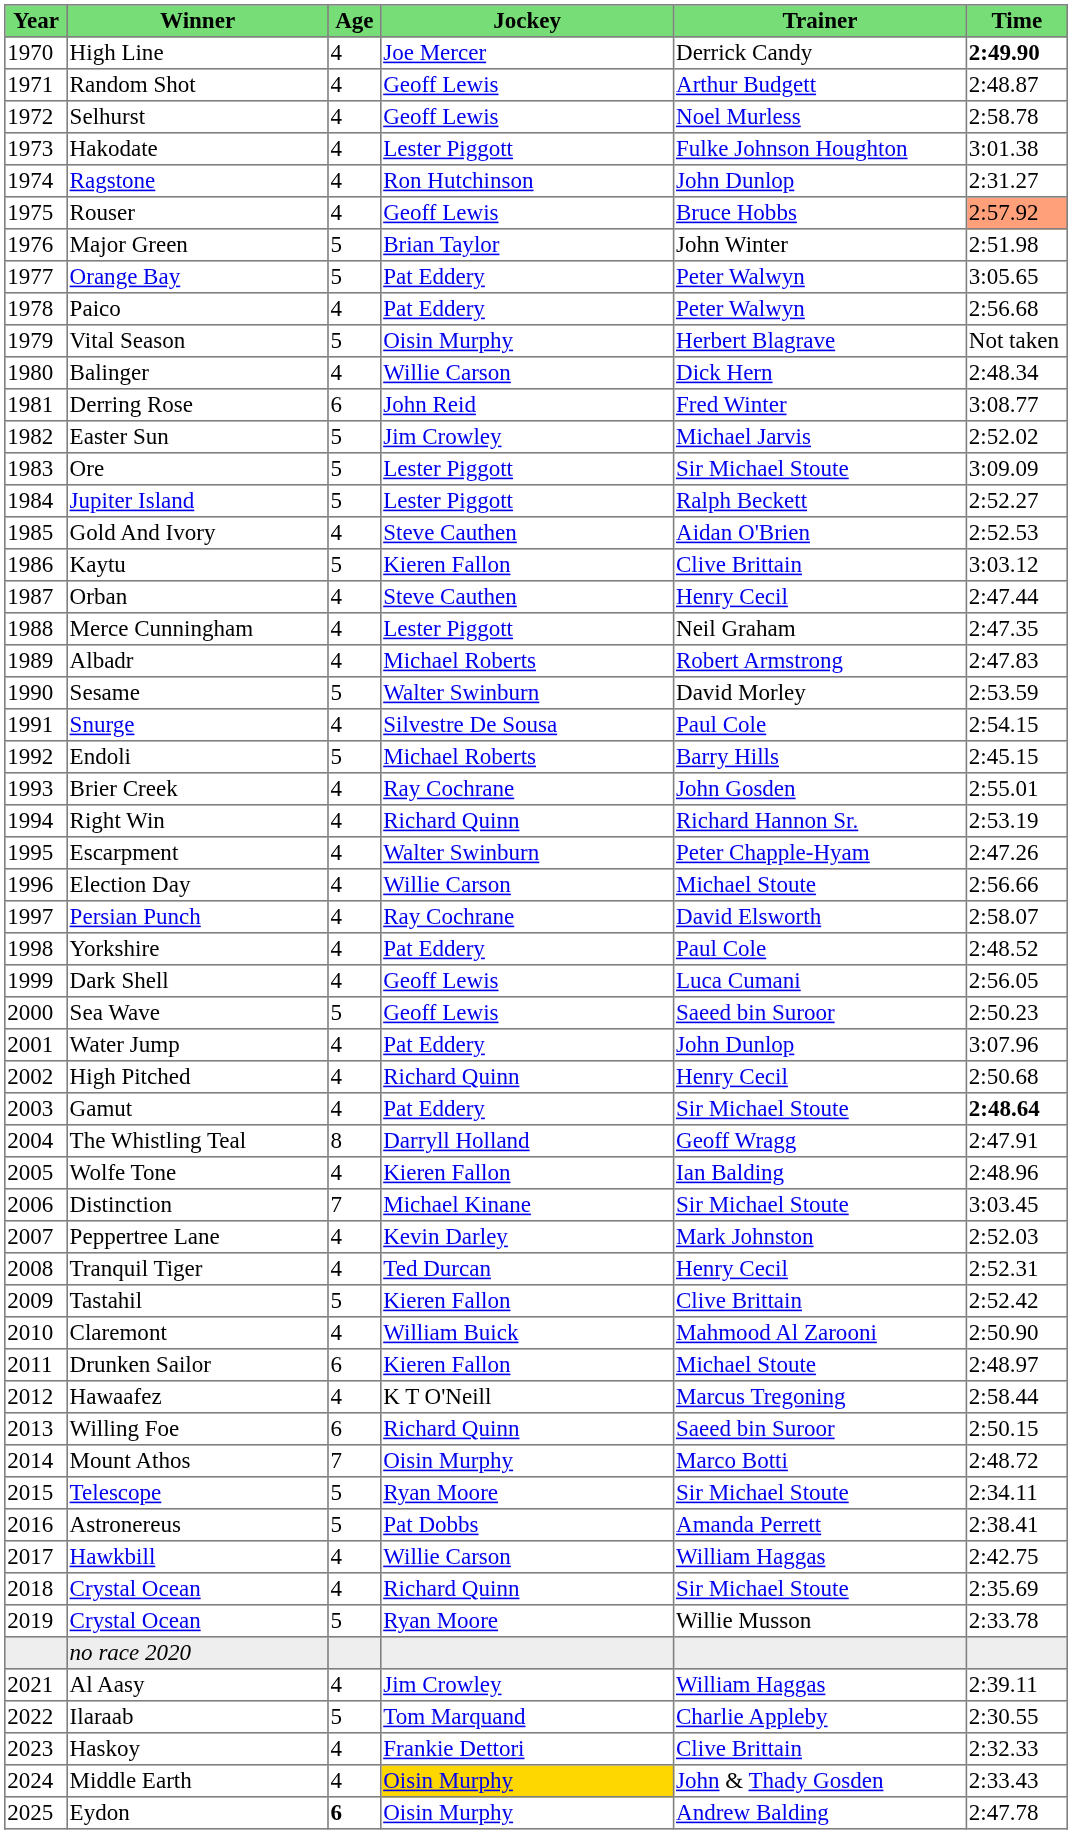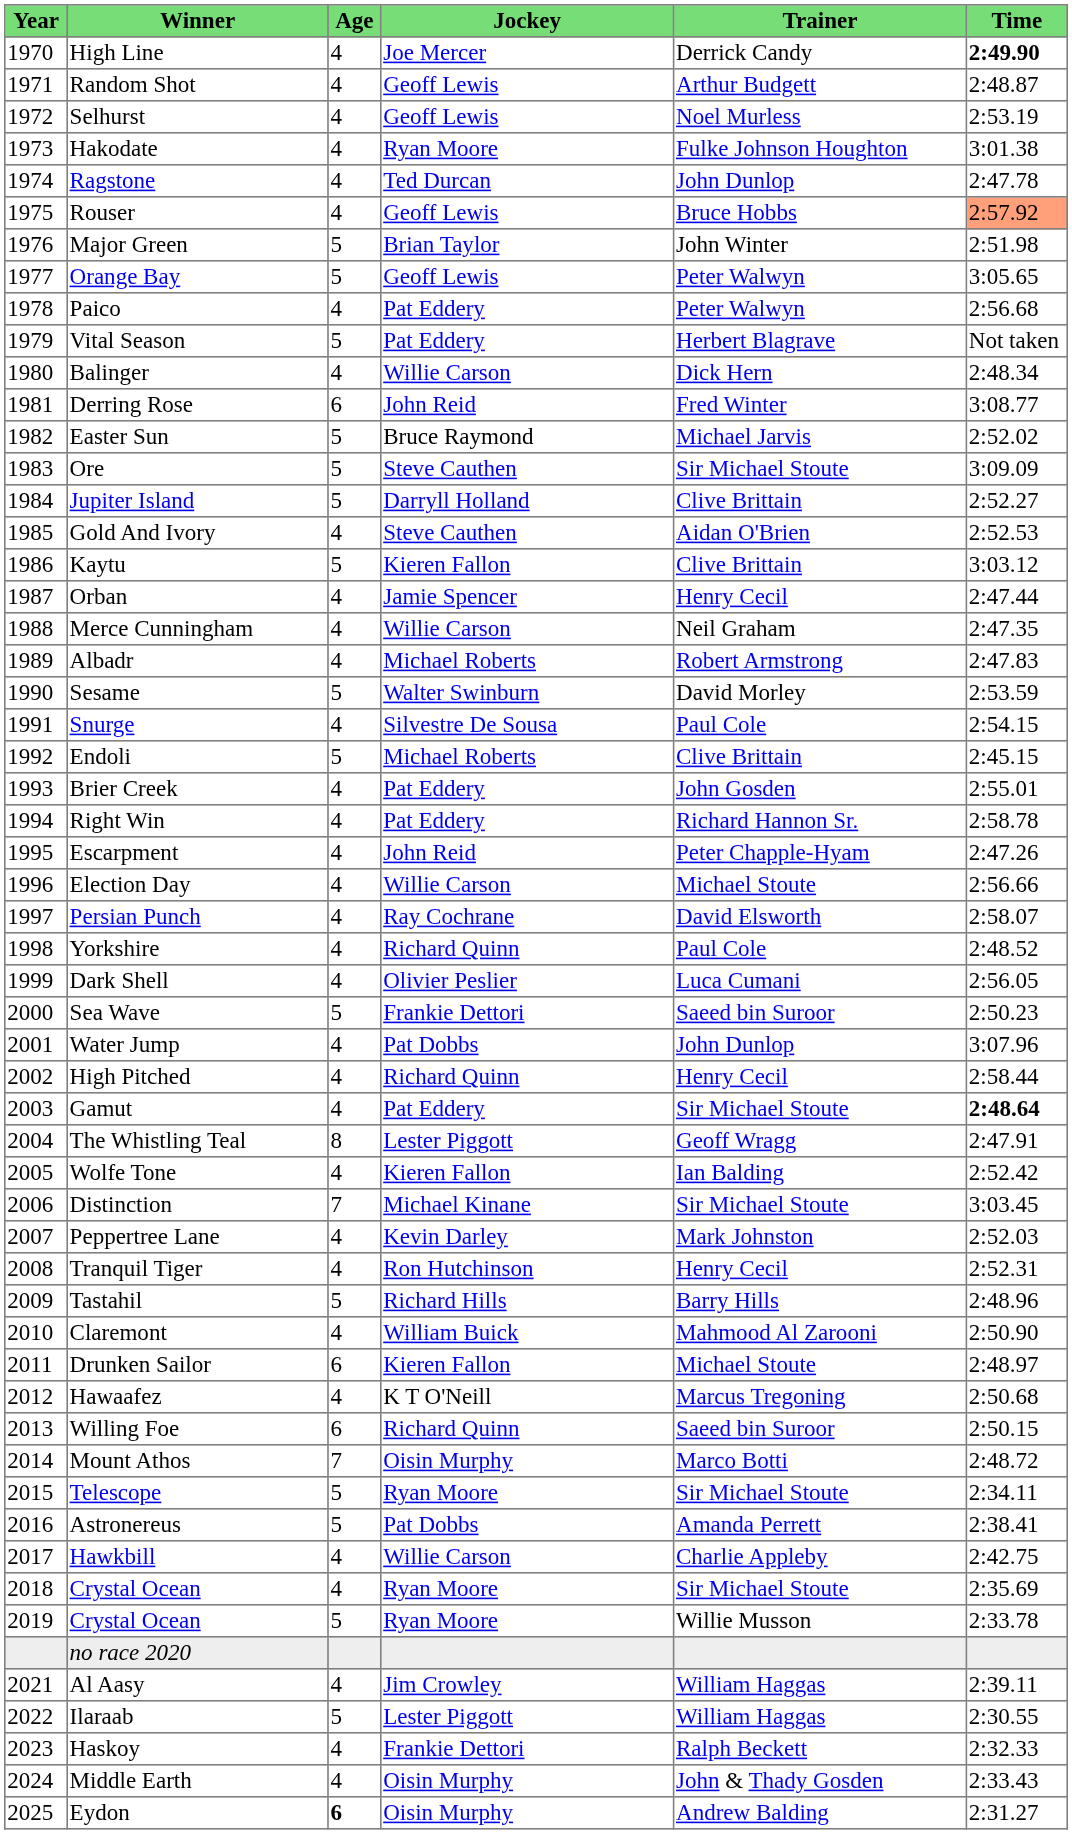(1004, 116) 2:58.78 -> (1004, 116) 2:53.19
(448, 148) Lester Piggott -> (441, 148) Ryan Moore
(458, 180) Ron Hutchinson -> (437, 180) Ted Durcan
(1004, 180) 2:31.27 -> (1004, 180) 2:47.78
(434, 276) Pat Eddery -> (441, 276) Geoff Lewis
(448, 340) Oisin Murphy -> (434, 340) Pat Eddery
(442, 436) Jim Crowley -> (458, 436) Bruce Raymond
(448, 468) Lester Piggott -> (450, 468) Steve Cauthen
(448, 500) Lester Piggott -> (456, 500) Darryll Holland
(742, 500) Ralph Beckett -> (739, 500) Clive Brittain
(450, 596) Steve Cauthen -> (450, 596) Jamie Spencer
(448, 628) Lester Piggott -> (447, 628) Willie Carson
(727, 756) Barry Hills -> (739, 756) Clive Brittain
(449, 788) Ray Cochrane -> (434, 788) Pat Eddery
(451, 820) Richard Quinn -> (434, 820) Pat Eddery
(1004, 820) 2:53.19 -> (1004, 820) 2:58.78
(461, 852) Walter Swinburn -> (430, 852) John Reid
(434, 948) Pat Eddery -> (451, 948) Richard Quinn
(441, 980) Geoff Lewis -> (450, 980) Olivier Peslier
(441, 1012) Geoff Lewis -> (454, 1012) Frankie Dettori
(434, 1044) Pat Eddery -> (431, 1044) Pat Dobbs
(1004, 1076) 2:50.68 -> (1004, 1076) 2:58.44
(456, 1140) Darryll Holland -> (448, 1140) Lester Piggott
(1004, 1172) 2:48.96 -> (1004, 1172) 2:52.42
(437, 1268) Ted Durcan -> (458, 1268) Ron Hutchinson
(447, 1300) Kieren Fallon -> (445, 1300) Richard Hills
(739, 1300) Clive Brittain -> (727, 1300) Barry Hills
(1004, 1300) 2:52.42 -> (1004, 1300) 2:48.96
(1004, 1396) 2:58.44 -> (1004, 1396) 2:50.68
(751, 1556) William Haggas -> (752, 1556) Charlie Appleby
(451, 1588) Richard Quinn -> (441, 1588) Ryan Moore
(454, 1716) Tom Marquand -> (448, 1716) Lester Piggott
(752, 1716) Charlie Appleby -> (751, 1716) William Haggas
(739, 1748) Clive Brittain -> (742, 1748) Ralph Beckett
(448, 1780) gold background -> (448, 1780) no background
(1004, 1812) 2:47.78 -> (1004, 1812) 2:31.27
